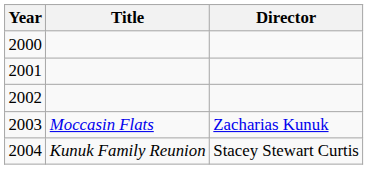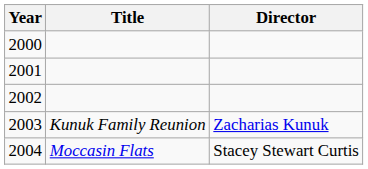(102, 124) Moccasin Flats -> (128, 124) Kunuk Family Reunion
(128, 151) Kunuk Family Reunion -> (102, 151) Moccasin Flats
